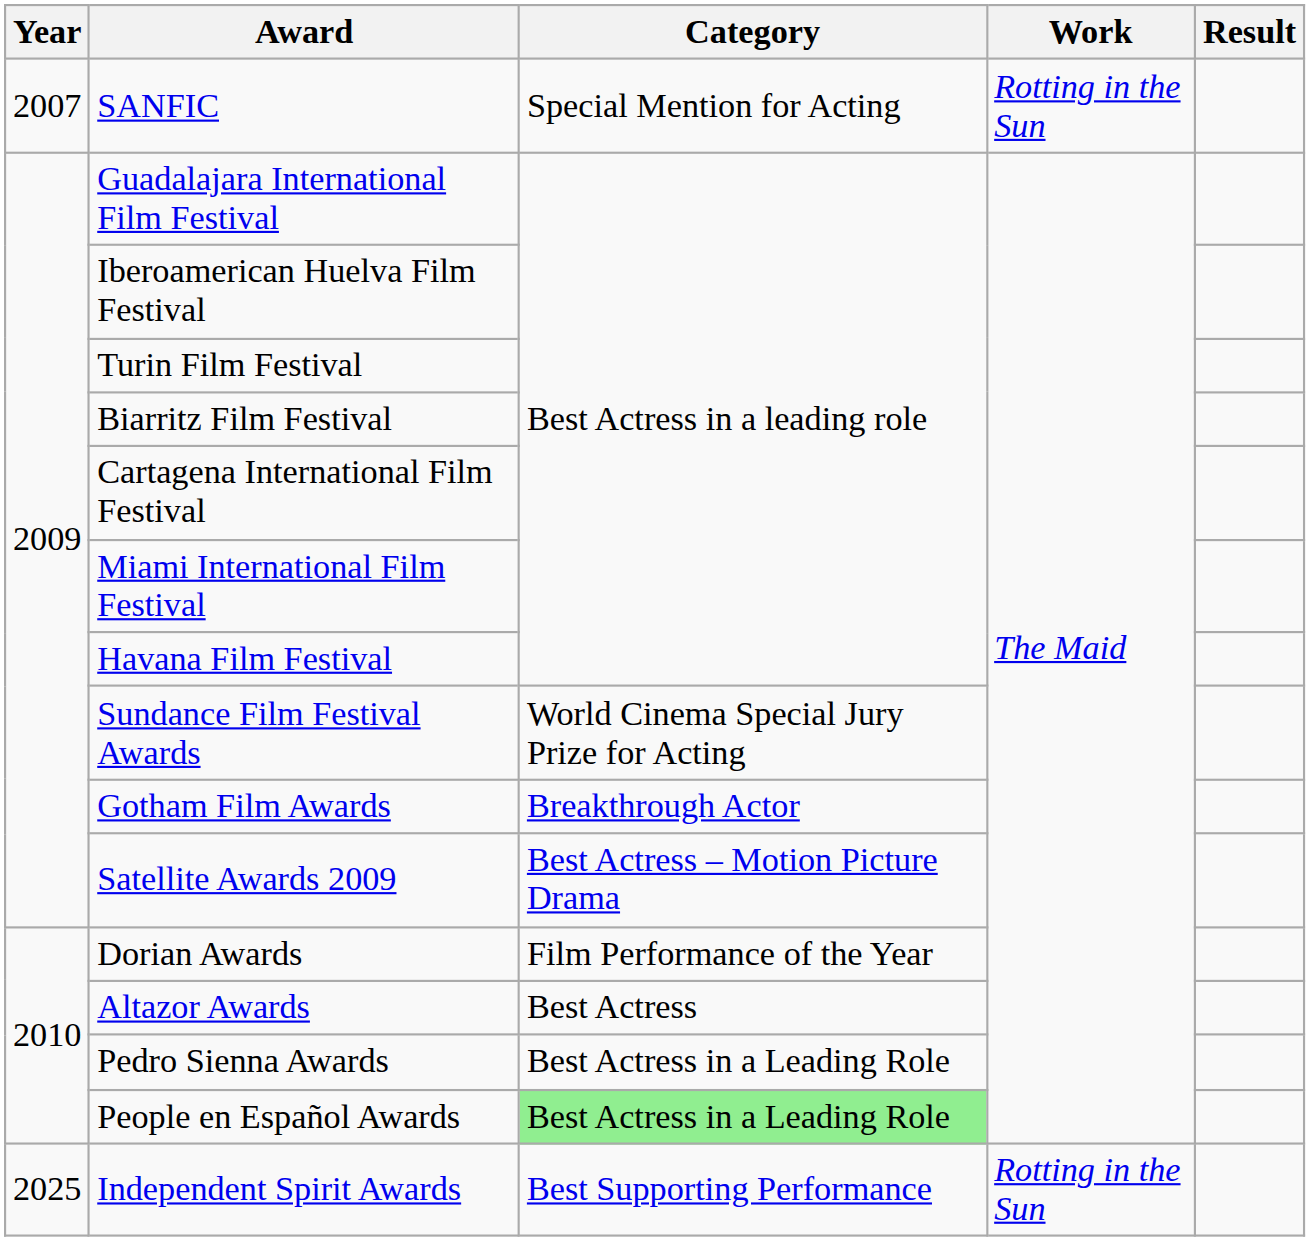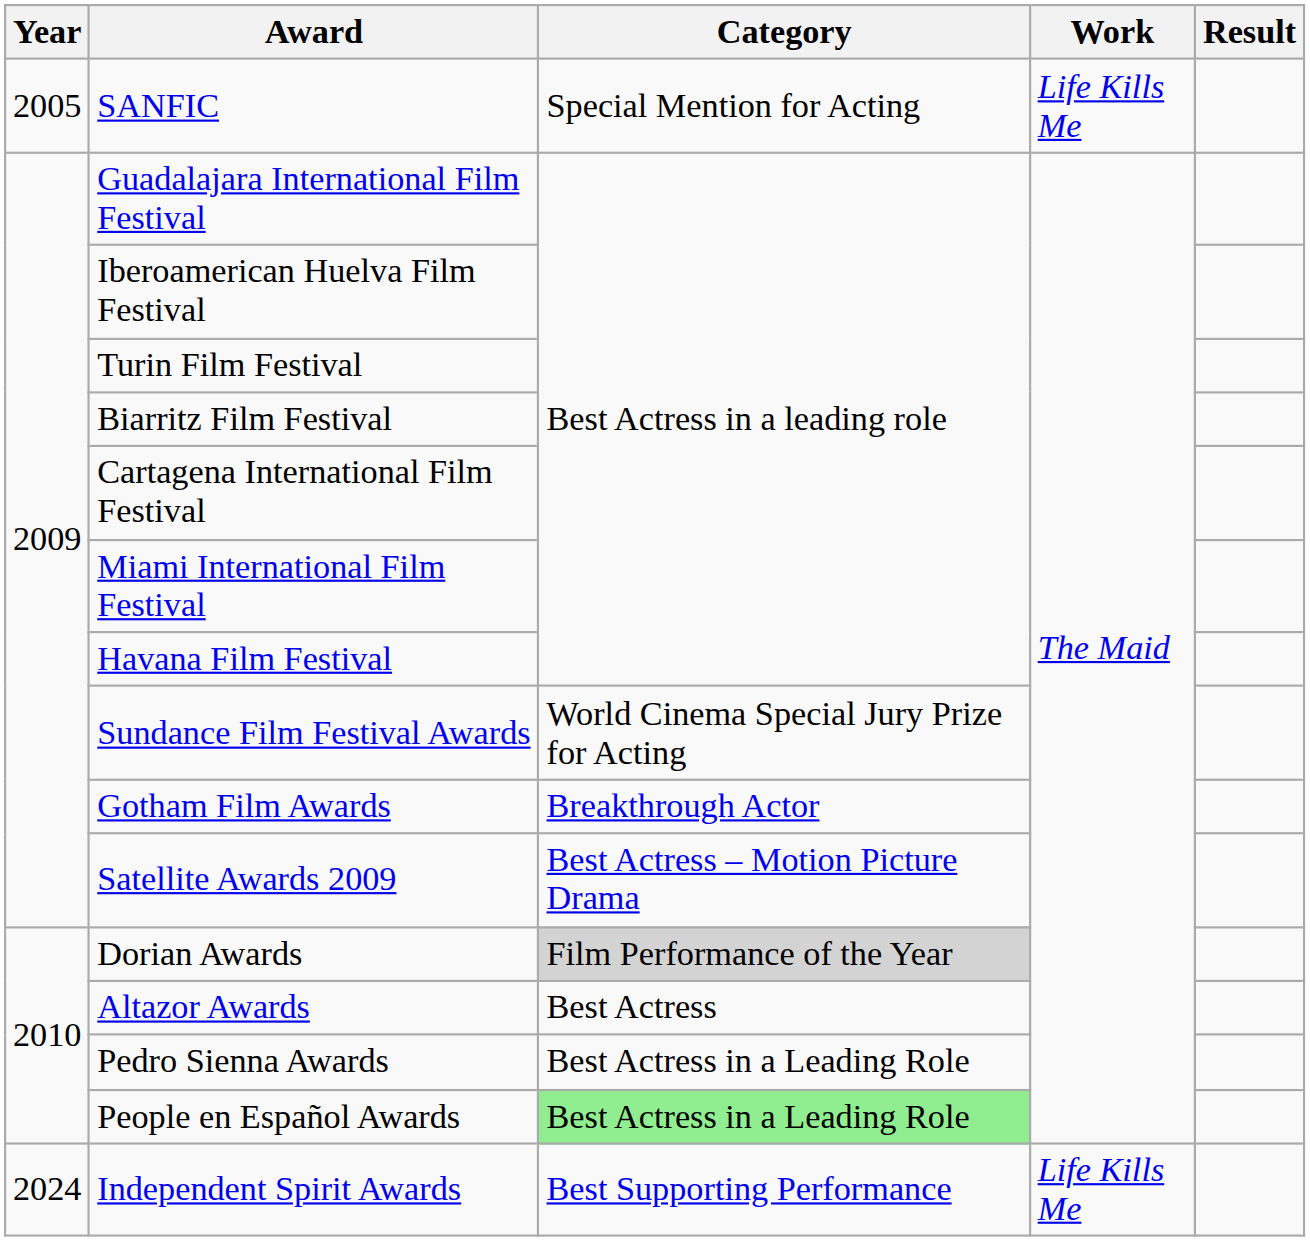(47, 105) 2007 -> (47, 105) 2005
(1087, 105) Rotting in the Sun -> (1101, 105) Life Kills Me
(730, 952) no background -> (750, 952) lightgrey background
(47, 1189) 2025 -> (47, 1189) 2024
(1087, 1189) Rotting in the Sun -> (1101, 1189) Life Kills Me
